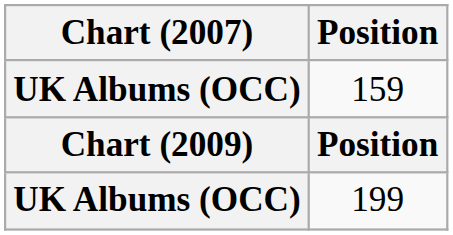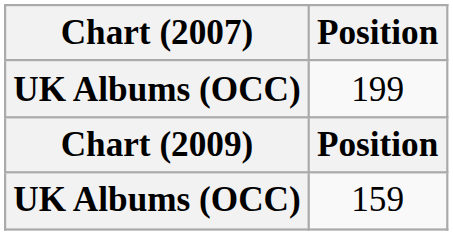rows swapped: (378, 199) <-> (378, 88)
